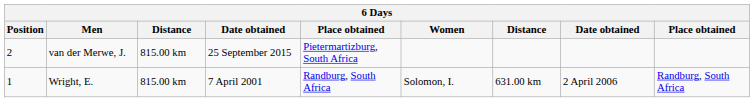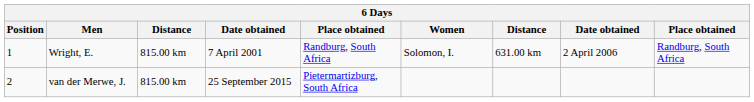rows swapped: (71, 82) <-> (87, 53)
